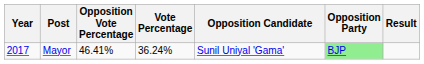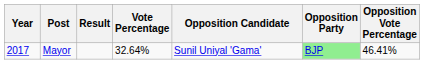columns swapped: (401, 23) <-> (106, 23)
(155, 51) 36.24% -> (132, 51) 32.64%
